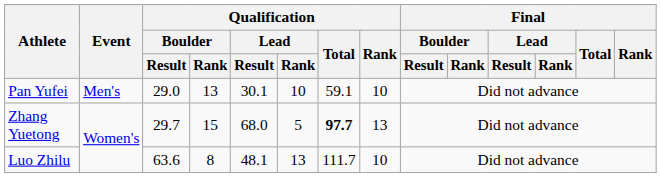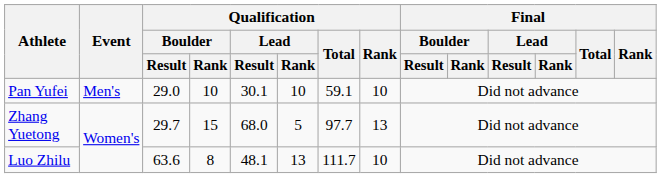(210, 91) 13 -> (210, 91) 10
(339, 125) bold -> (339, 125) normal
